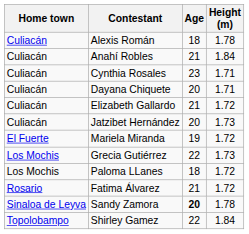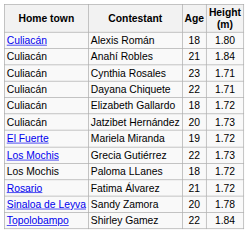(225, 41) 1.78 -> (225, 41) 1.80
(194, 90) 20 -> (194, 90) 22
(194, 106) 21 -> (194, 106) 18
(194, 204) bold -> (194, 204) normal
